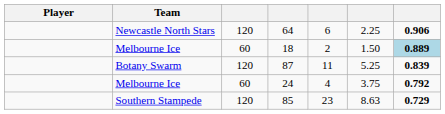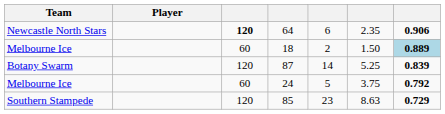columns swapped: (59, 13) <-> (167, 13)
(245, 30) normal -> (245, 30) bold
(370, 30) 2.25 -> (370, 30) 2.35
(327, 65) 11 -> (327, 65) 14
(327, 83) 4 -> (327, 83) 5
